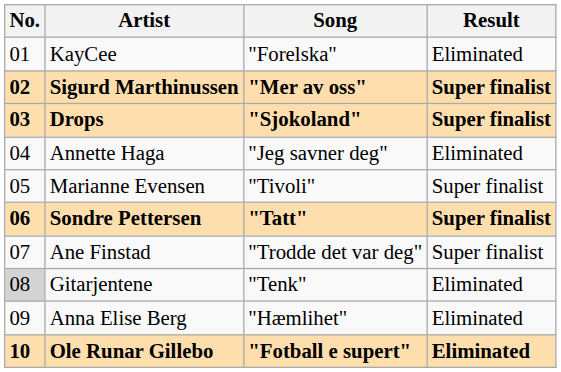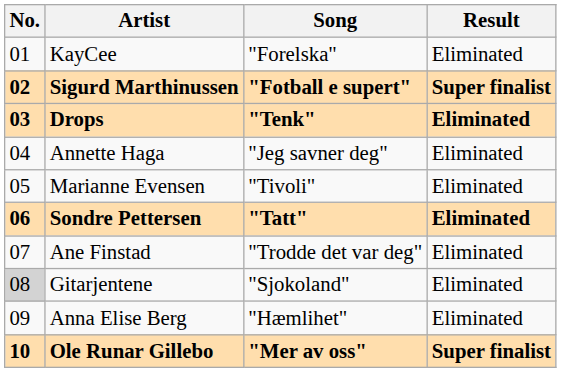(308, 86) "Mer av oss" -> (330, 86) "Fotball e supert"
(305, 119) "Sjokoland" -> (282, 119) "Tenk"
(491, 119) Super finalist -> (481, 119) Eliminated
(487, 185) Super finalist -> (477, 185) Eliminated
(491, 218) Super finalist -> (481, 218) Eliminated
(487, 251) Super finalist -> (477, 251) Eliminated
(277, 284) "Tenk" -> (299, 284) "Sjokoland"
(330, 350) "Fotball e supert" -> (308, 350) "Mer av oss"
(481, 350) Eliminated -> (491, 350) Super finalist
